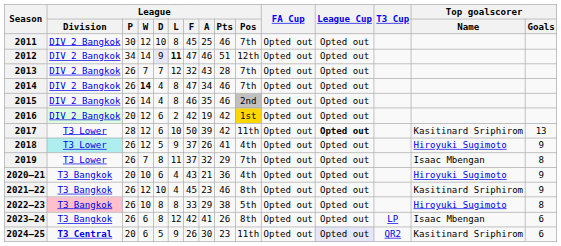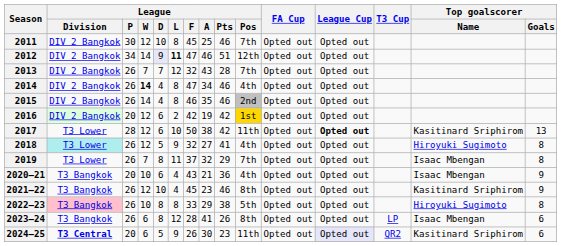(248, 86) 7th -> (248, 86) 4th
(207, 130) 39 -> (207, 130) 38
(191, 145) 37 -> (191, 145) 32
(207, 145) 26 -> (207, 145) 27
(541, 145) 9 -> (541, 145) 8
(460, 175) Hiroyuki Sugimoto -> (449, 175) Isaac Mbengan
(191, 219) 42 -> (191, 219) 28
